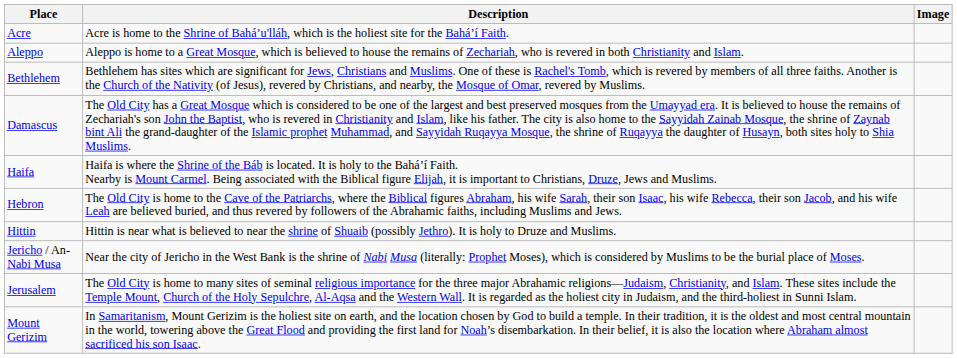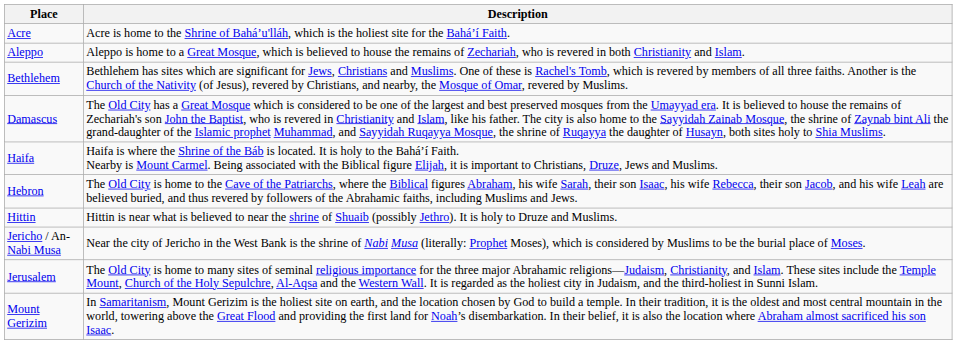- column: (933, 14)
